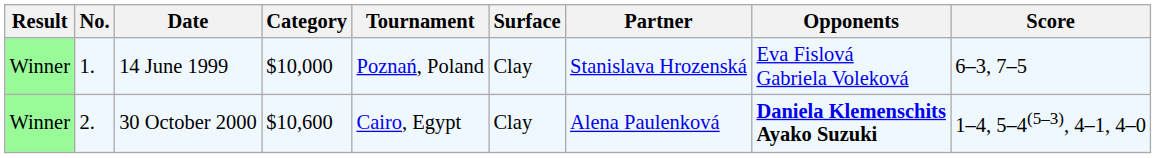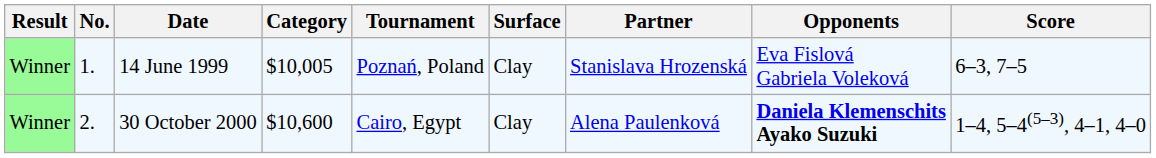(300, 65) $10,000 -> (300, 65) $10,005
